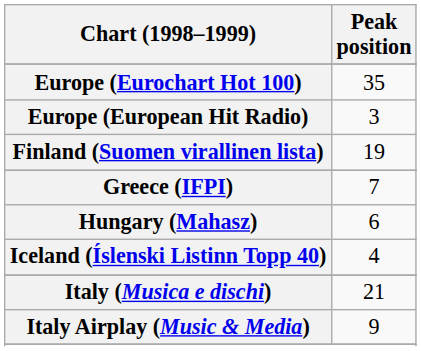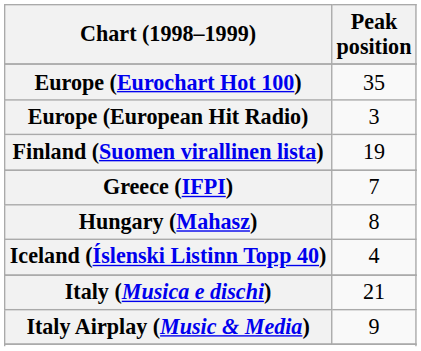(374, 221) 6 -> (374, 221) 8
